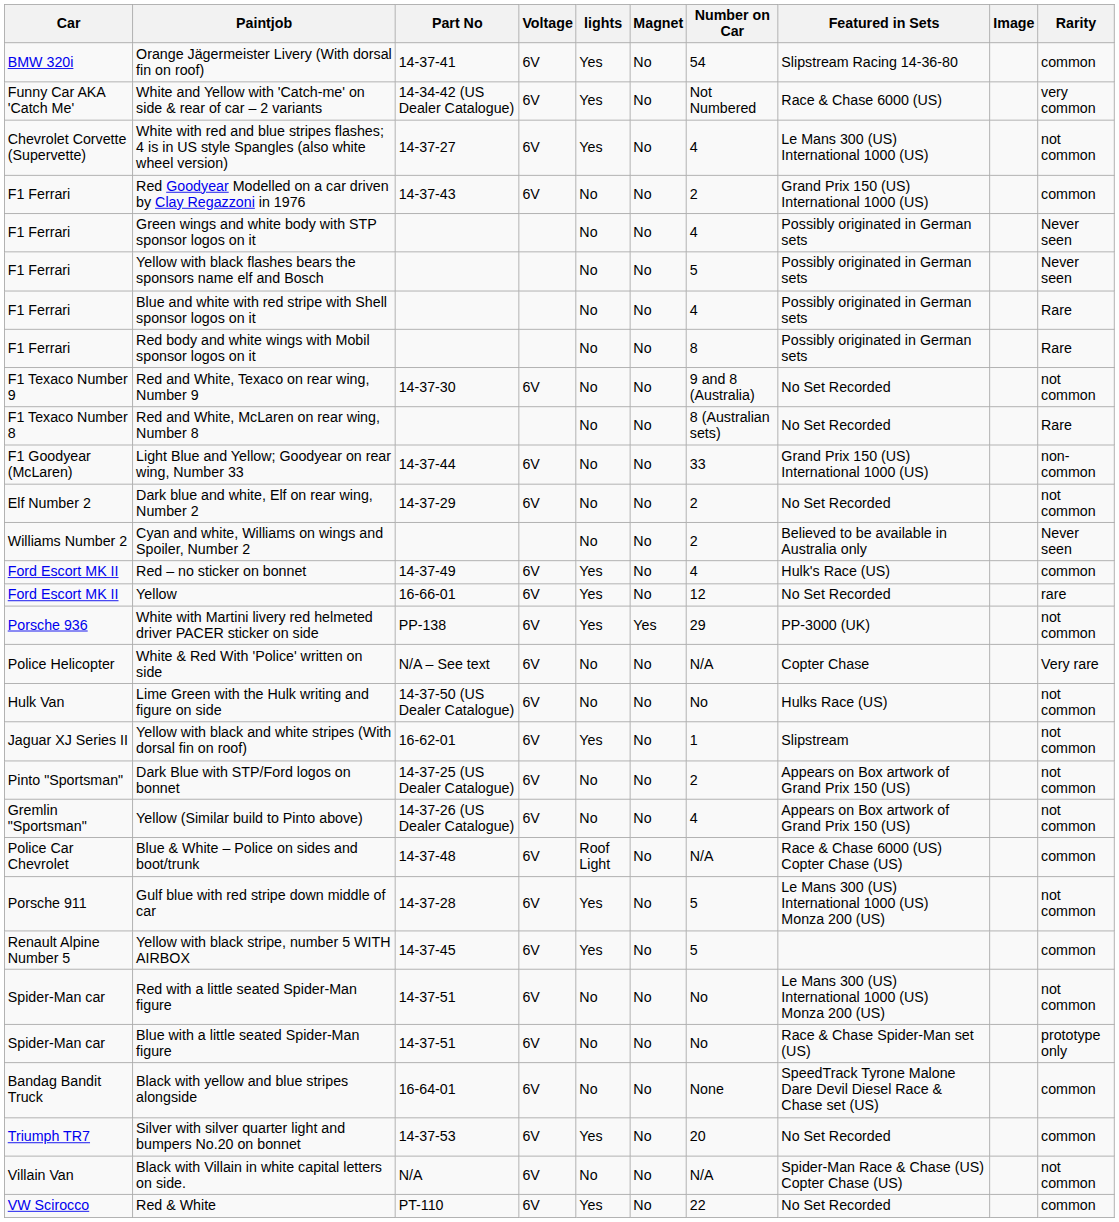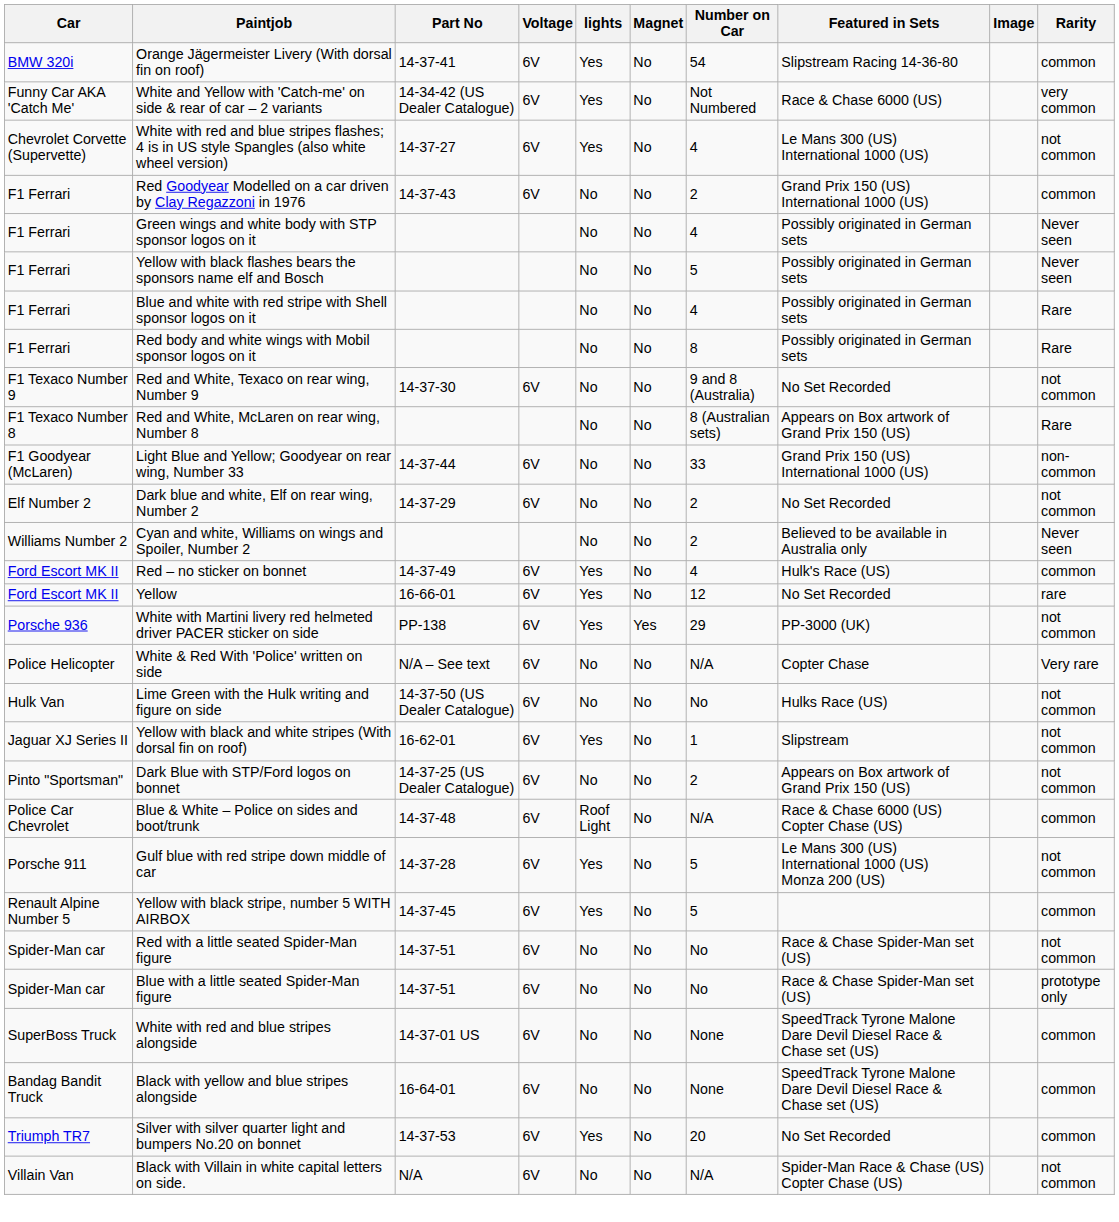(836, 425) No Set Recorded -> (865, 425) Appears on Box artwork of Grand Prix 150 (US)
- row: (249, 818)
(855, 996) Le Mans 300 (US) International 1000 (US) Monza 200 (US) -> (878, 950) Race & Chase Spider-Man set (US)
+ row: (233, 1035)
- row: (176, 1205)
